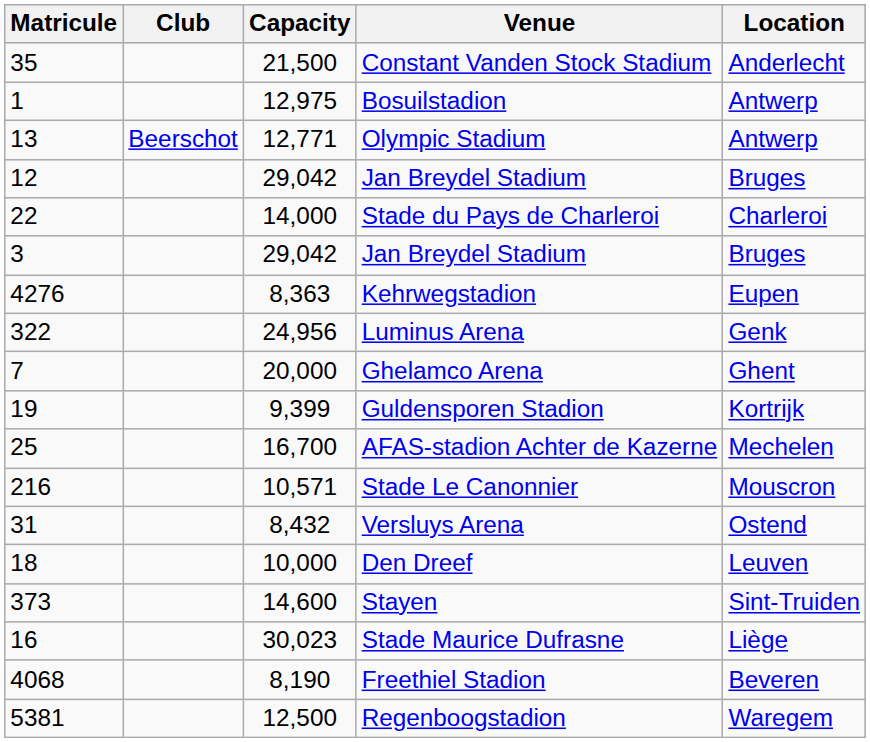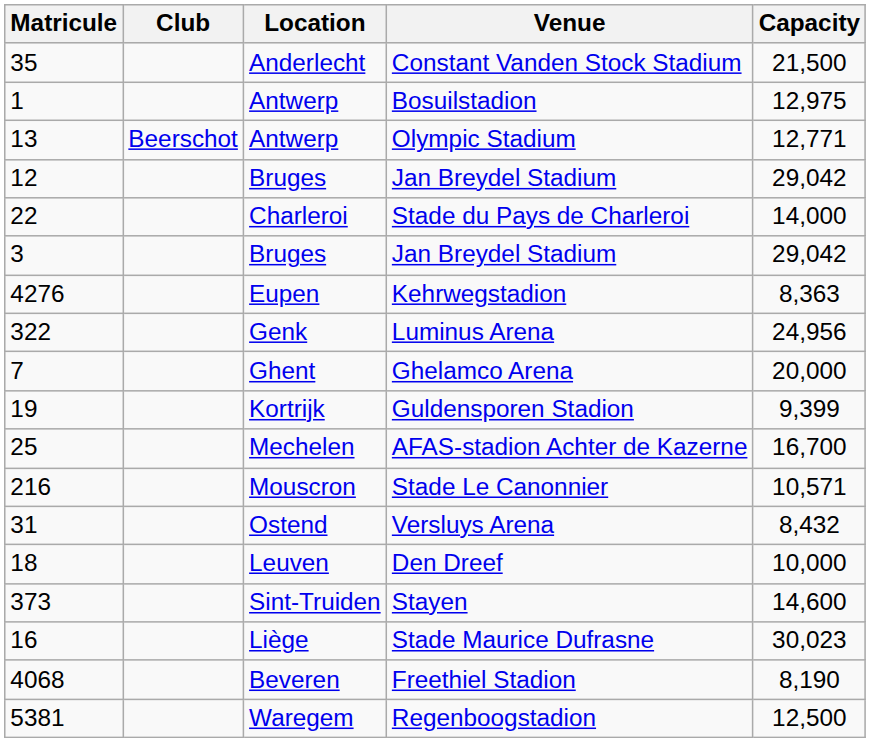columns swapped: (794, 23) <-> (300, 23)
